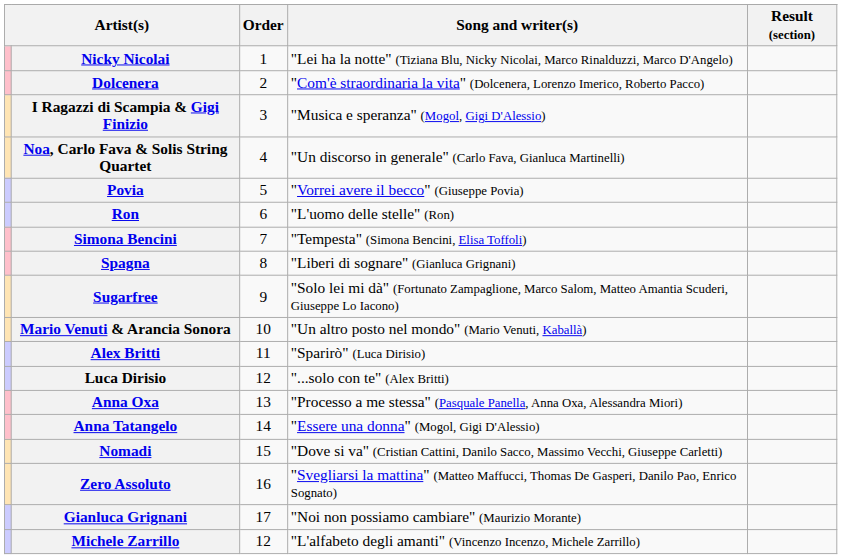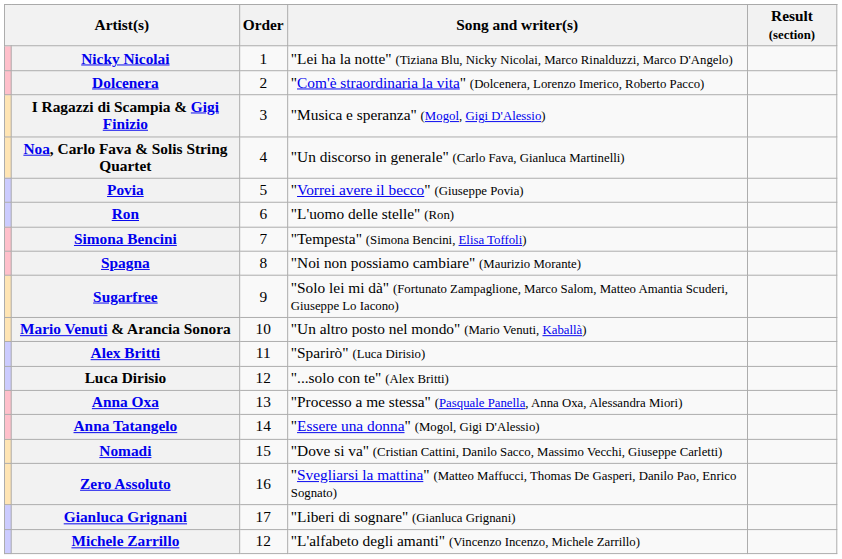(403, 263) "Liberi di sognare" (Gianluca Grignani) -> (436, 263) "Noi non possiamo cambiare" (Maurizio Morante)
(436, 517) "Noi non possiamo cambiare" (Maurizio Morante) -> (403, 517) "Liberi di sognare" (Gianluca Grignani)
